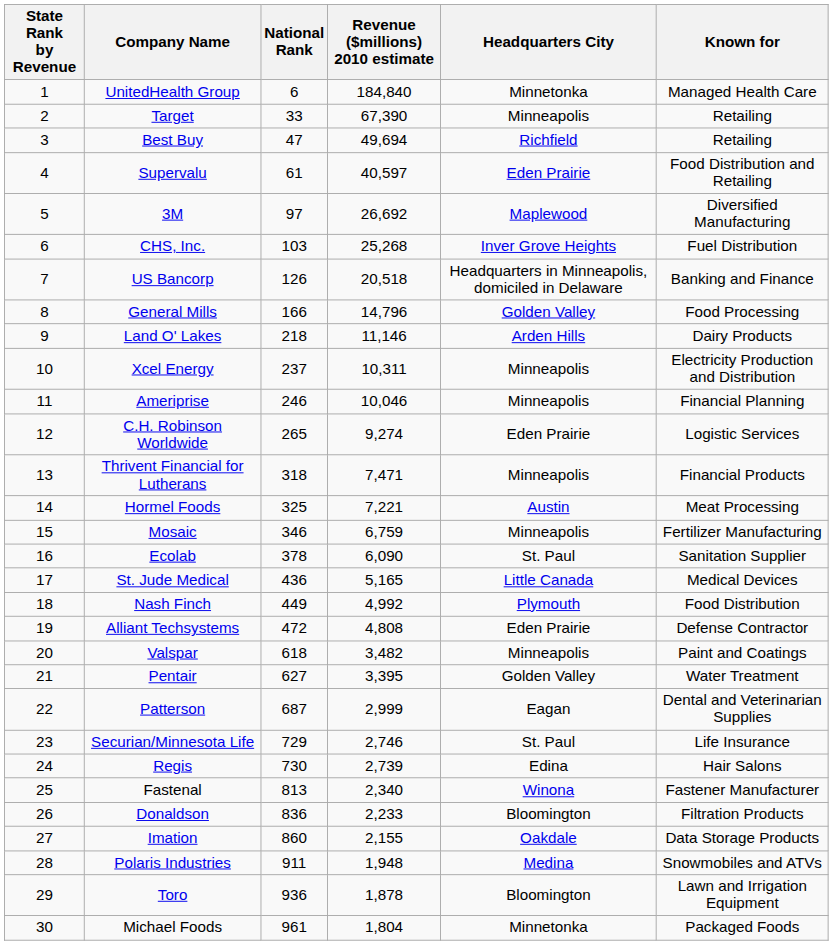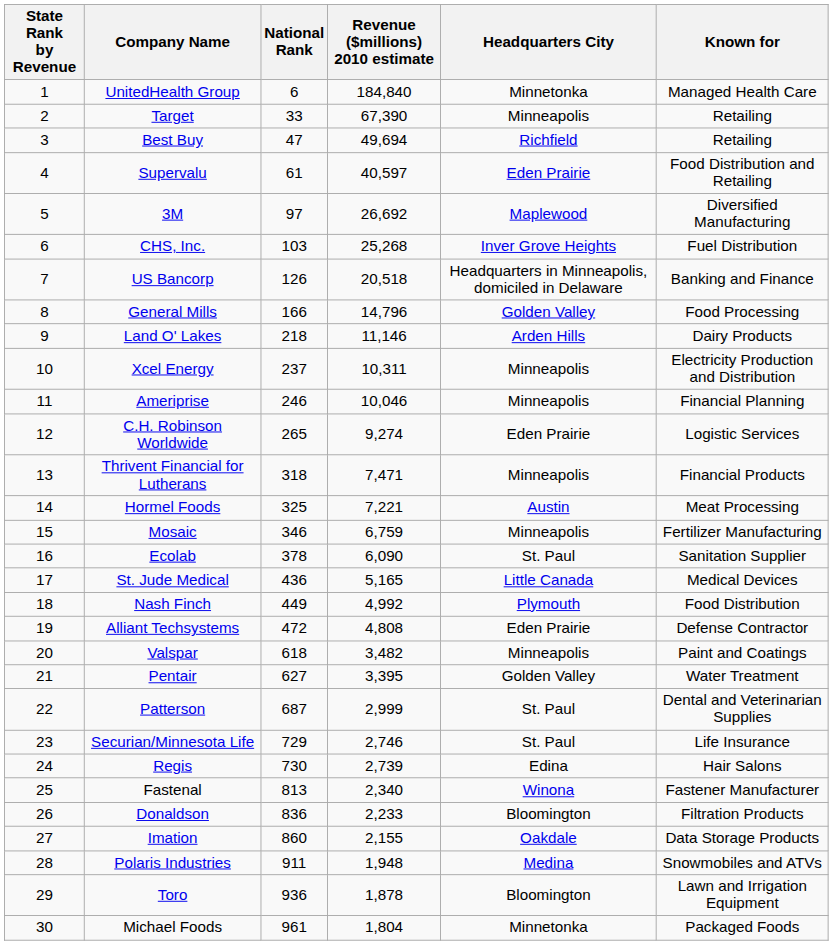(548, 709) Eagan -> (548, 709) St. Paul
